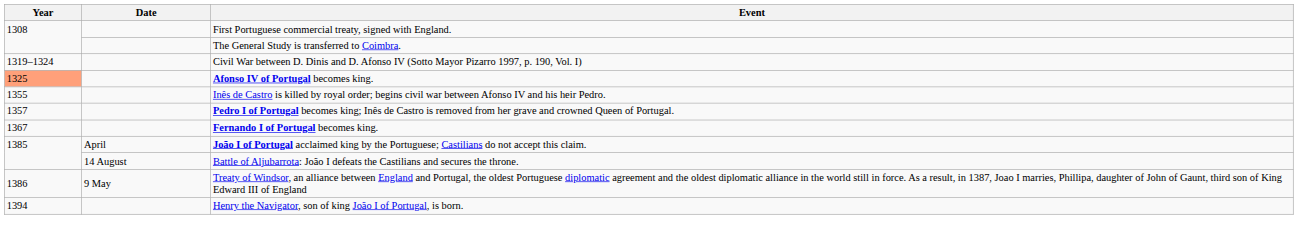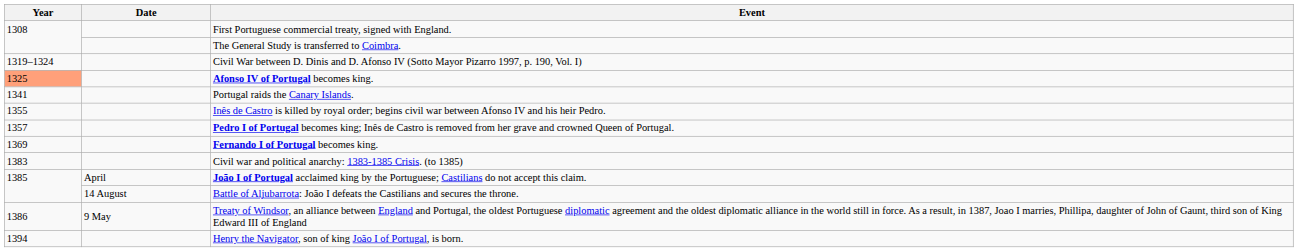+ row: (283, 95)
(17, 128) 1367 -> (17, 144) 1369
+ row: (338, 161)
